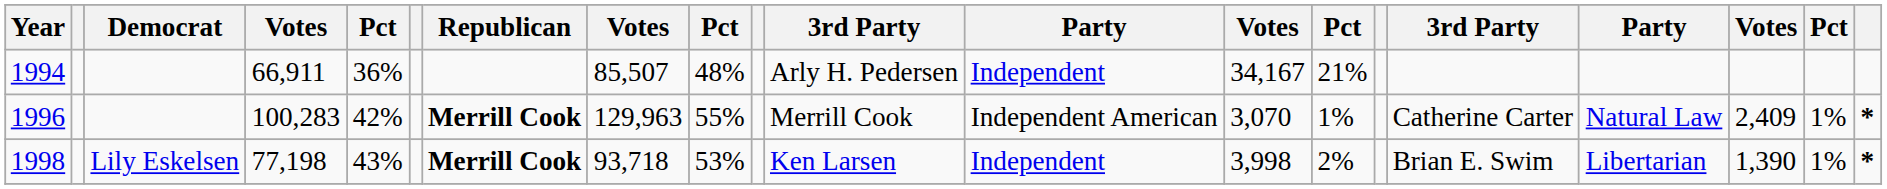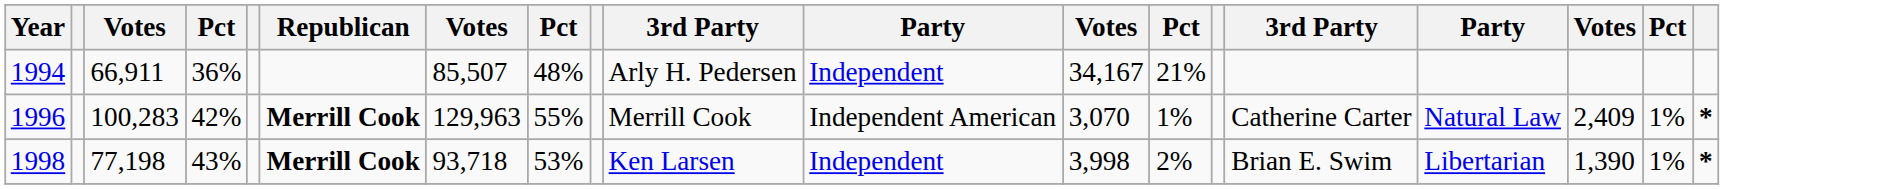- column: (165, 26)
